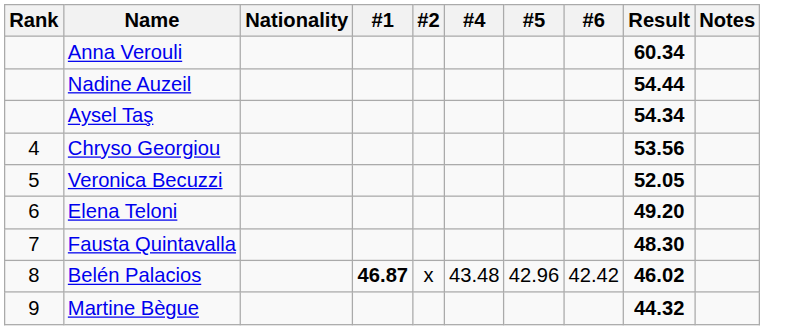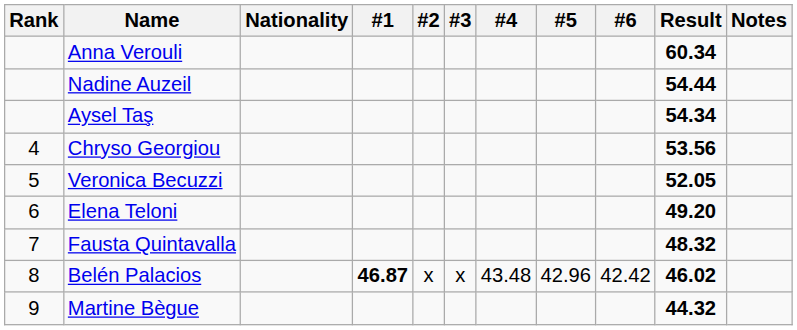+ column: (460, 20)
(659, 244) 48.30 -> (691, 244) 48.32
